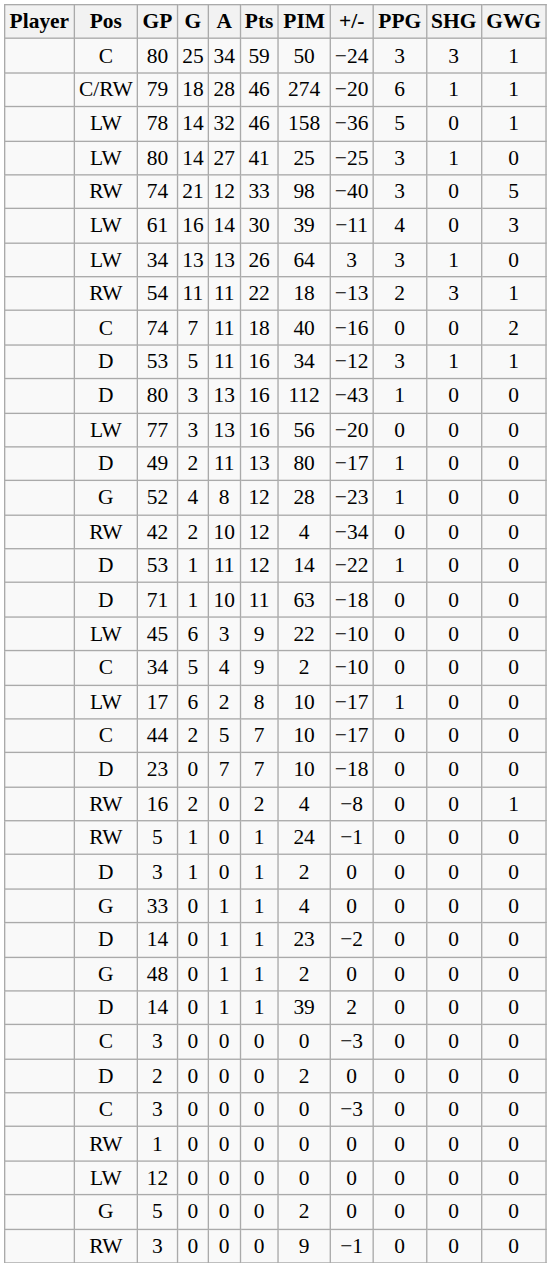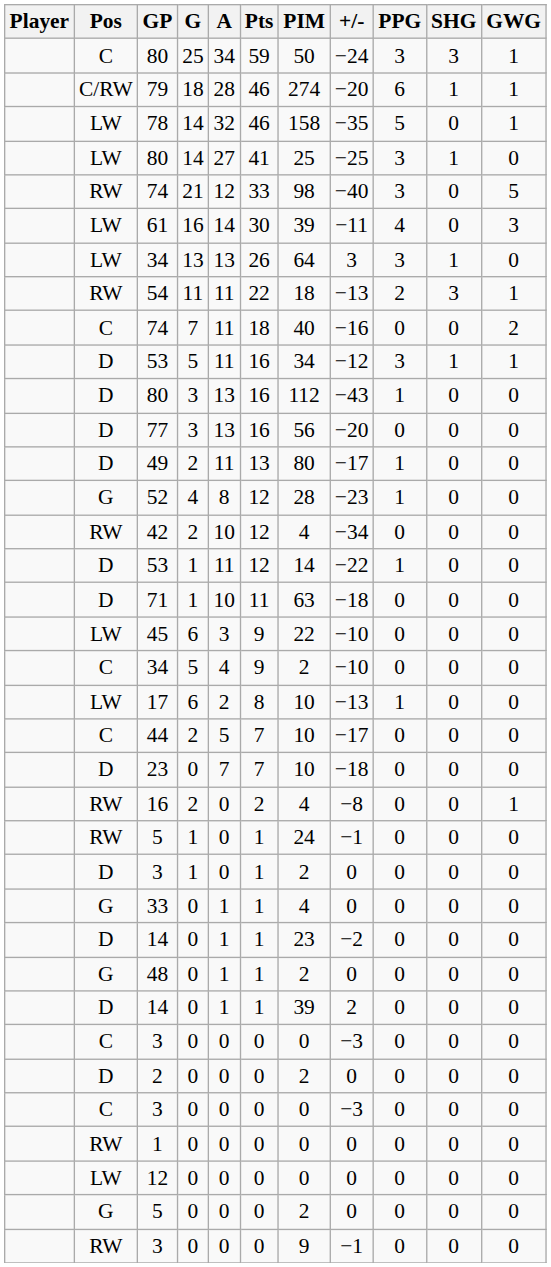(352, 123) −36 -> (352, 123) −35
(106, 429) LW -> (106, 429) D
(352, 701) −17 -> (352, 701) −13
